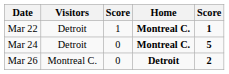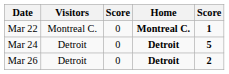(72, 28) Detroit -> (72, 28) Montreal C.
(118, 28) 1 -> (118, 28) 0
(164, 45) Montreal C. -> (164, 45) Detroit
(72, 61) Montreal C. -> (72, 61) Detroit
